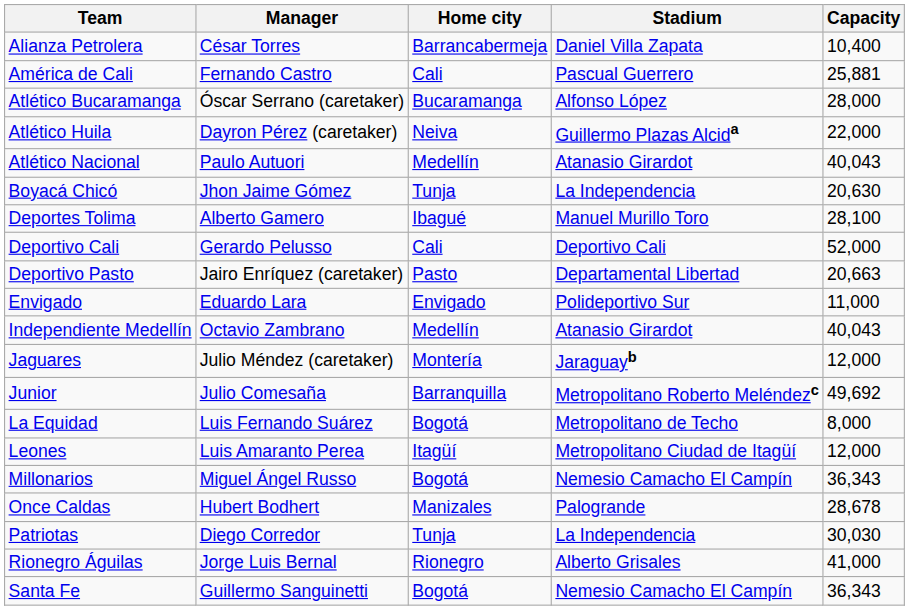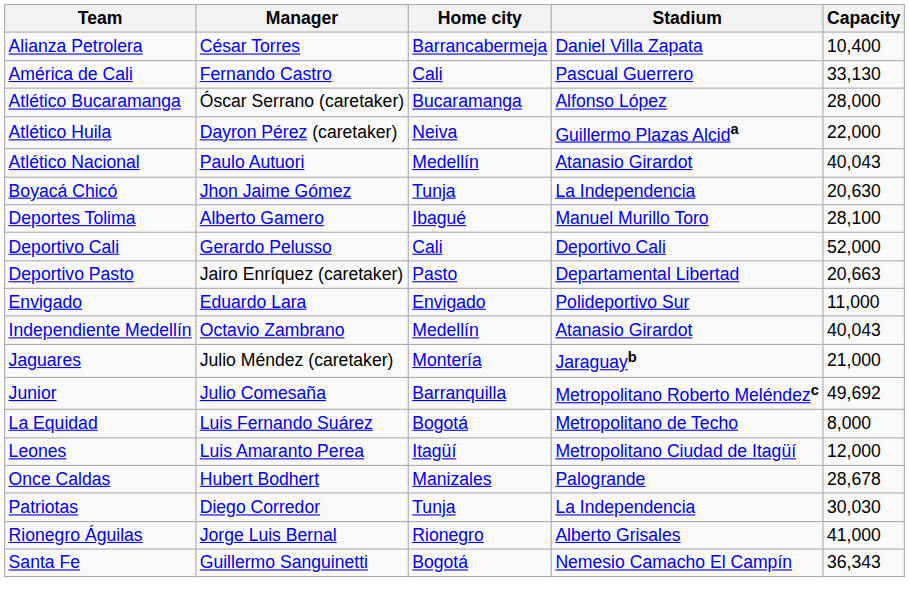(854, 74) 25,881 -> (854, 74) 33,130
(854, 360) 12,000 -> (854, 360) 21,000
- row: (51, 479)
